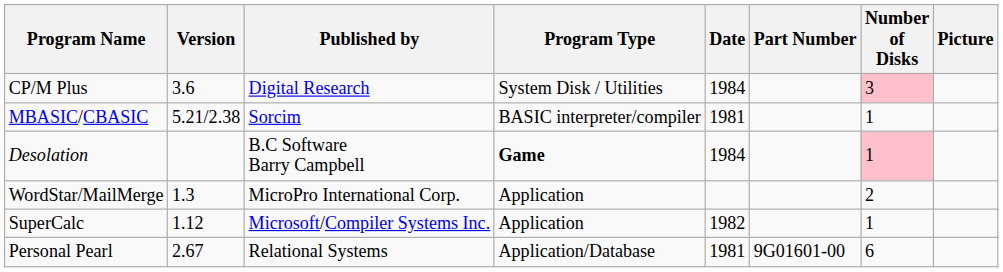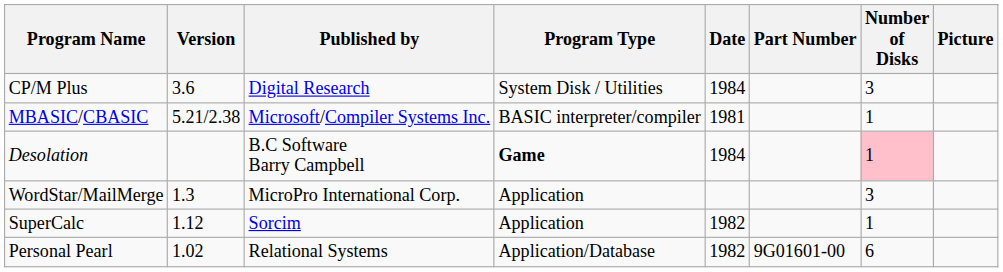(869, 88) pink background -> (869, 88) no background
(275, 116) Sorcim -> (369, 116) Microsoft/Compiler Systems Inc.
(869, 194) 2 -> (869, 194) 3
(369, 223) Microsoft/Compiler Systems Inc. -> (275, 223) Sorcim
(188, 251) 2.67 -> (188, 251) 1.02
(727, 251) 1981 -> (727, 251) 1982
